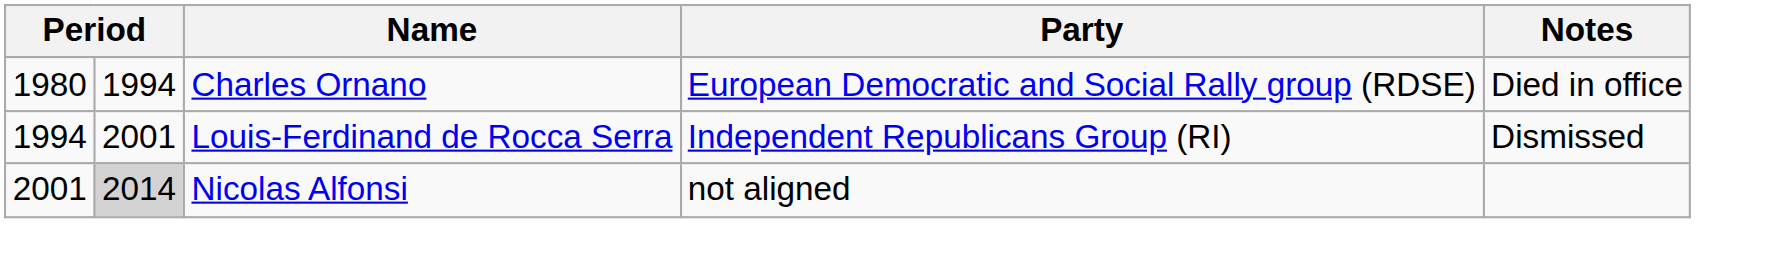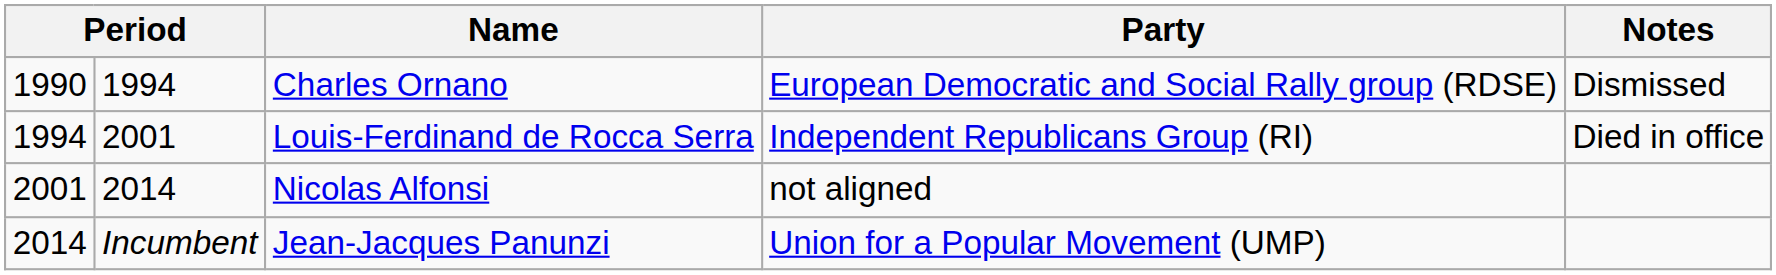(50, 83) 1980 -> (50, 83) 1990
(1587, 83) Died in office -> (1649, 83) Dismissed
(1568, 136) Dismissed -> (1668, 136) Died in office
(139, 189) lightgrey background -> (139, 189) no background
+ row: (441, 242)
